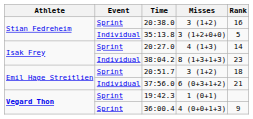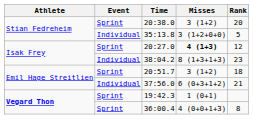(238, 22) 16 -> (238, 22) 20
(202, 47) normal -> (202, 47) bold
(238, 47) 14 -> (238, 47) 12
(238, 108) 9 -> (238, 108) 8
